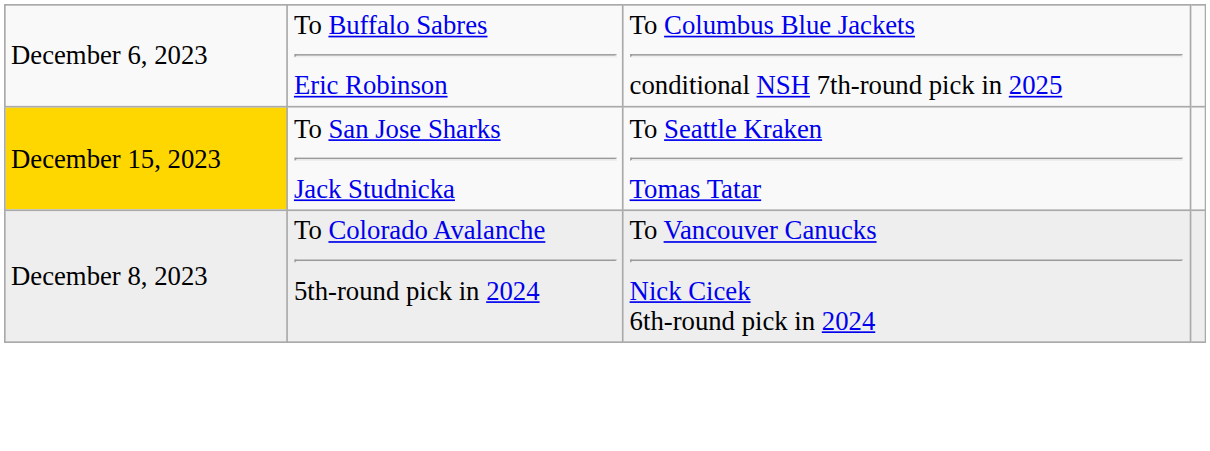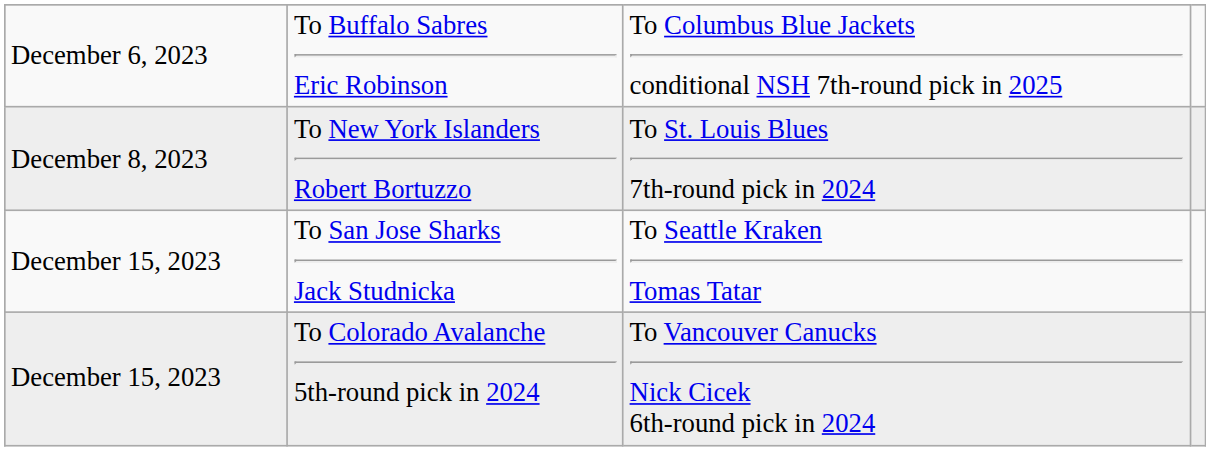+ row: (456, 158)
(116, 158) gold background -> (116, 260) no background
(109, 275) December 8, 2023 -> (116, 378) December 15, 2023
